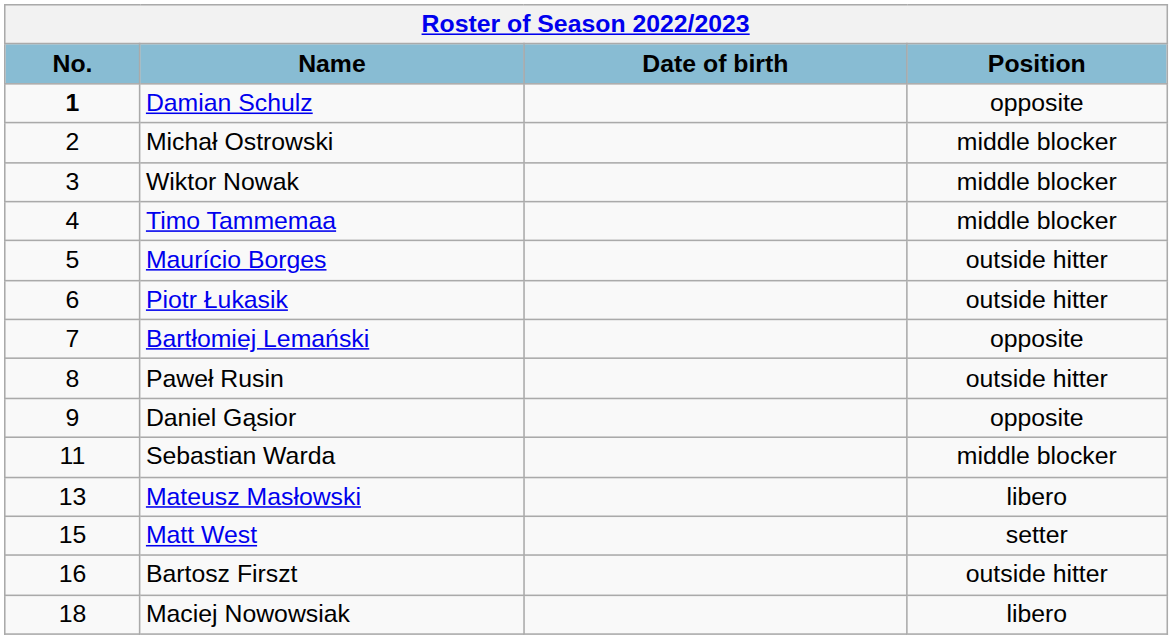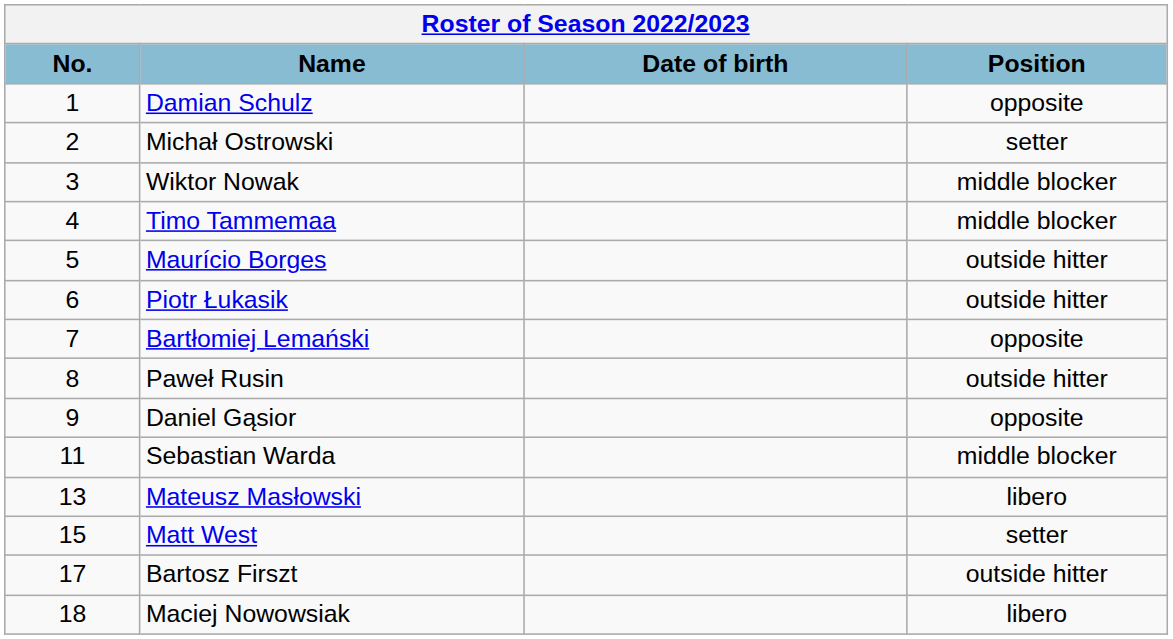(72, 102) bold -> (72, 102) normal
(1037, 142) middle blocker -> (1037, 142) setter
(72, 574) 16 -> (72, 574) 17
